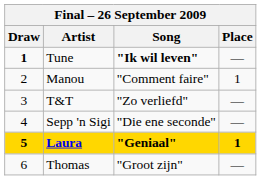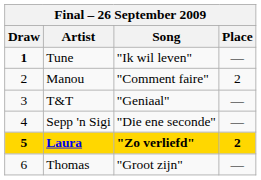(158, 57) bold -> (154, 57) normal
(237, 79) 1 -> (237, 79) 2
(152, 100) "Zo verliefd" -> (143, 100) "Geniaal"
(147, 143) "Geniaal" -> (156, 143) "Zo verliefd"
(237, 143) 1 -> (237, 143) 2
